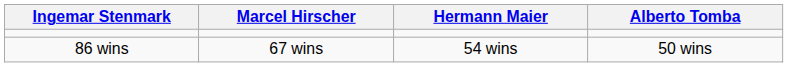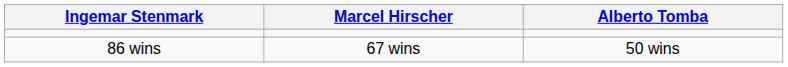- column: (491, 17)
